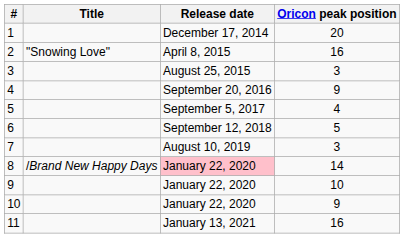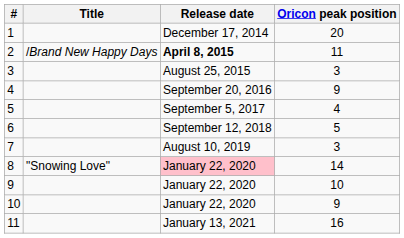(68, 52) "Snowing Love" -> (92, 52) /Brand New Happy Days
(197, 52) normal -> (198, 52) bold
(337, 52) 16 -> (337, 52) 11
(92, 166) /Brand New Happy Days -> (68, 166) "Snowing Love"
